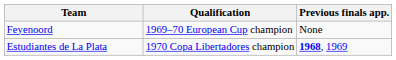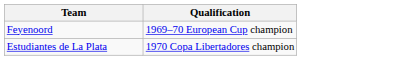- column: (344, 13)
